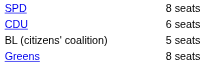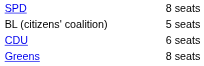rows swapped: (16, 24) <-> (56, 41)
